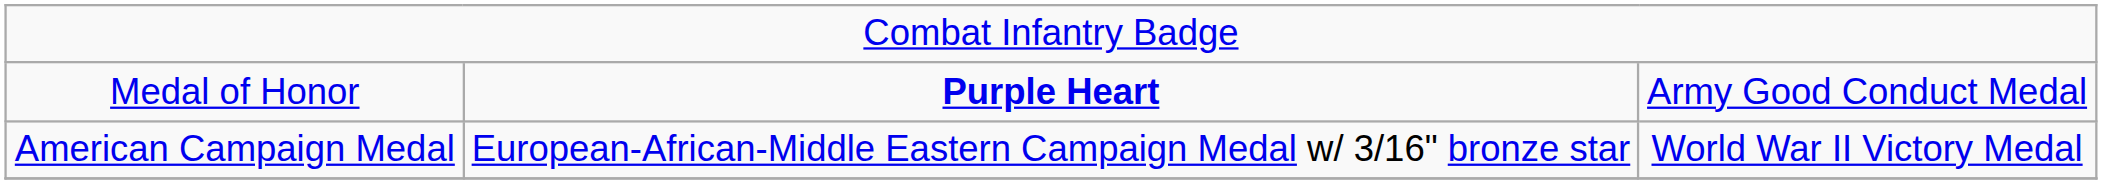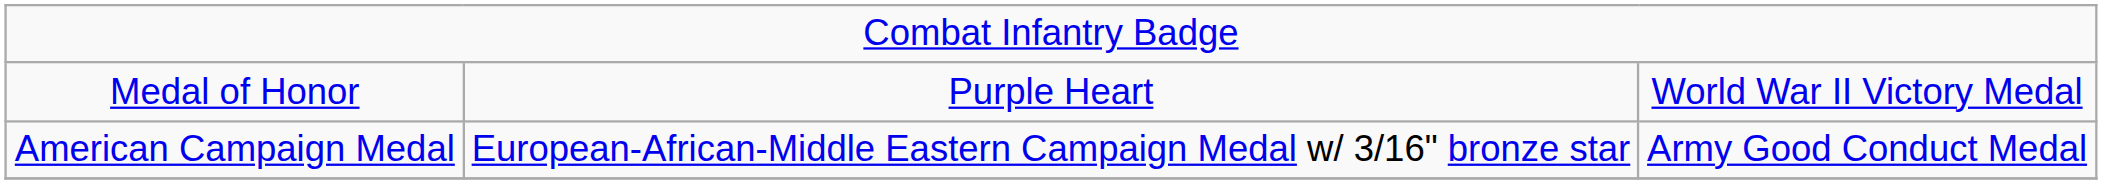(1051, 91) bold -> (1051, 91) normal
(1867, 91) Army Good Conduct Medal -> (1867, 91) World War II Victory Medal
(1867, 149) World War II Victory Medal -> (1867, 149) Army Good Conduct Medal
